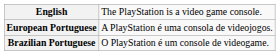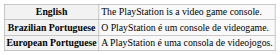rows swapped: (52, 27) <-> (52, 43)
